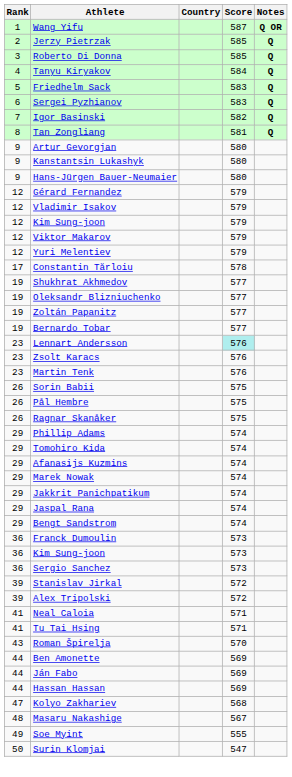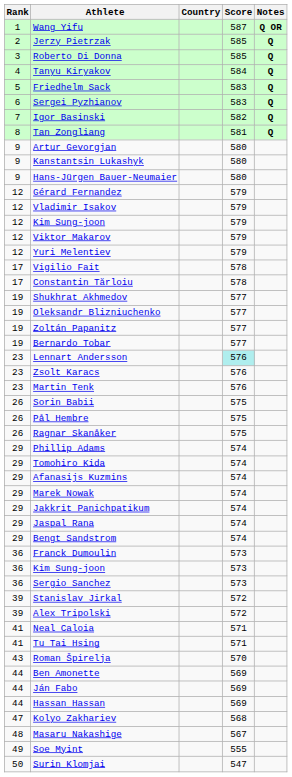+ row: (18, 268)
